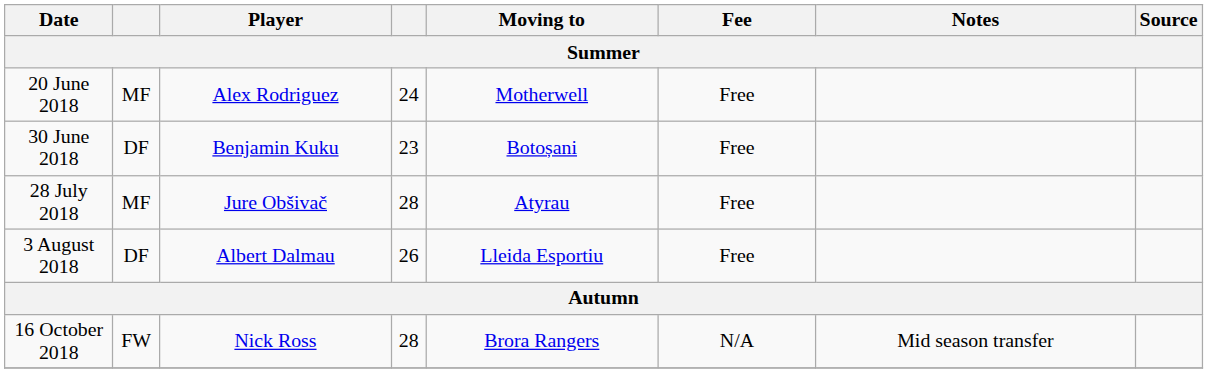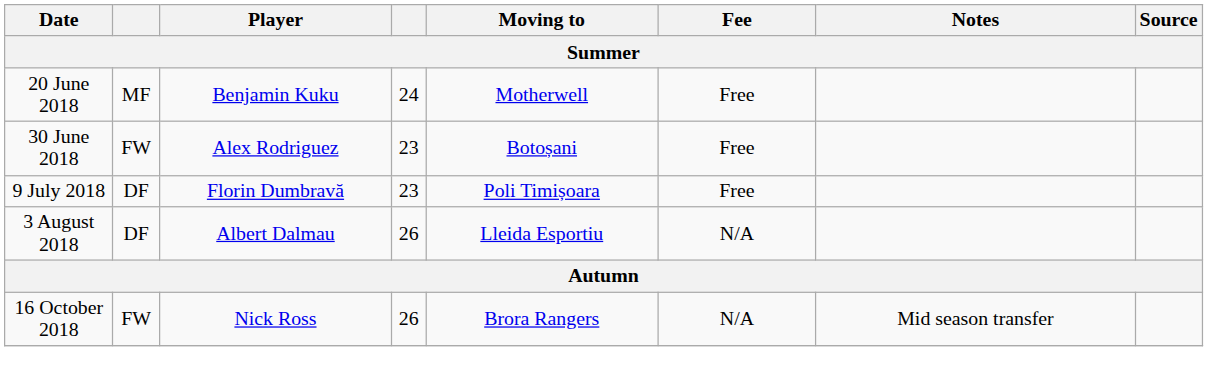(275, 94) Alex Rodriguez -> (275, 94) Benjamin Kuku
(136, 148) DF -> (136, 148) FW
(275, 148) Benjamin Kuku -> (275, 148) Alex Rodriguez
+ row: (59, 190)
- row: (59, 201)
(737, 255) Free -> (737, 233) N/A
(409, 340) 28 -> (409, 318) 26
